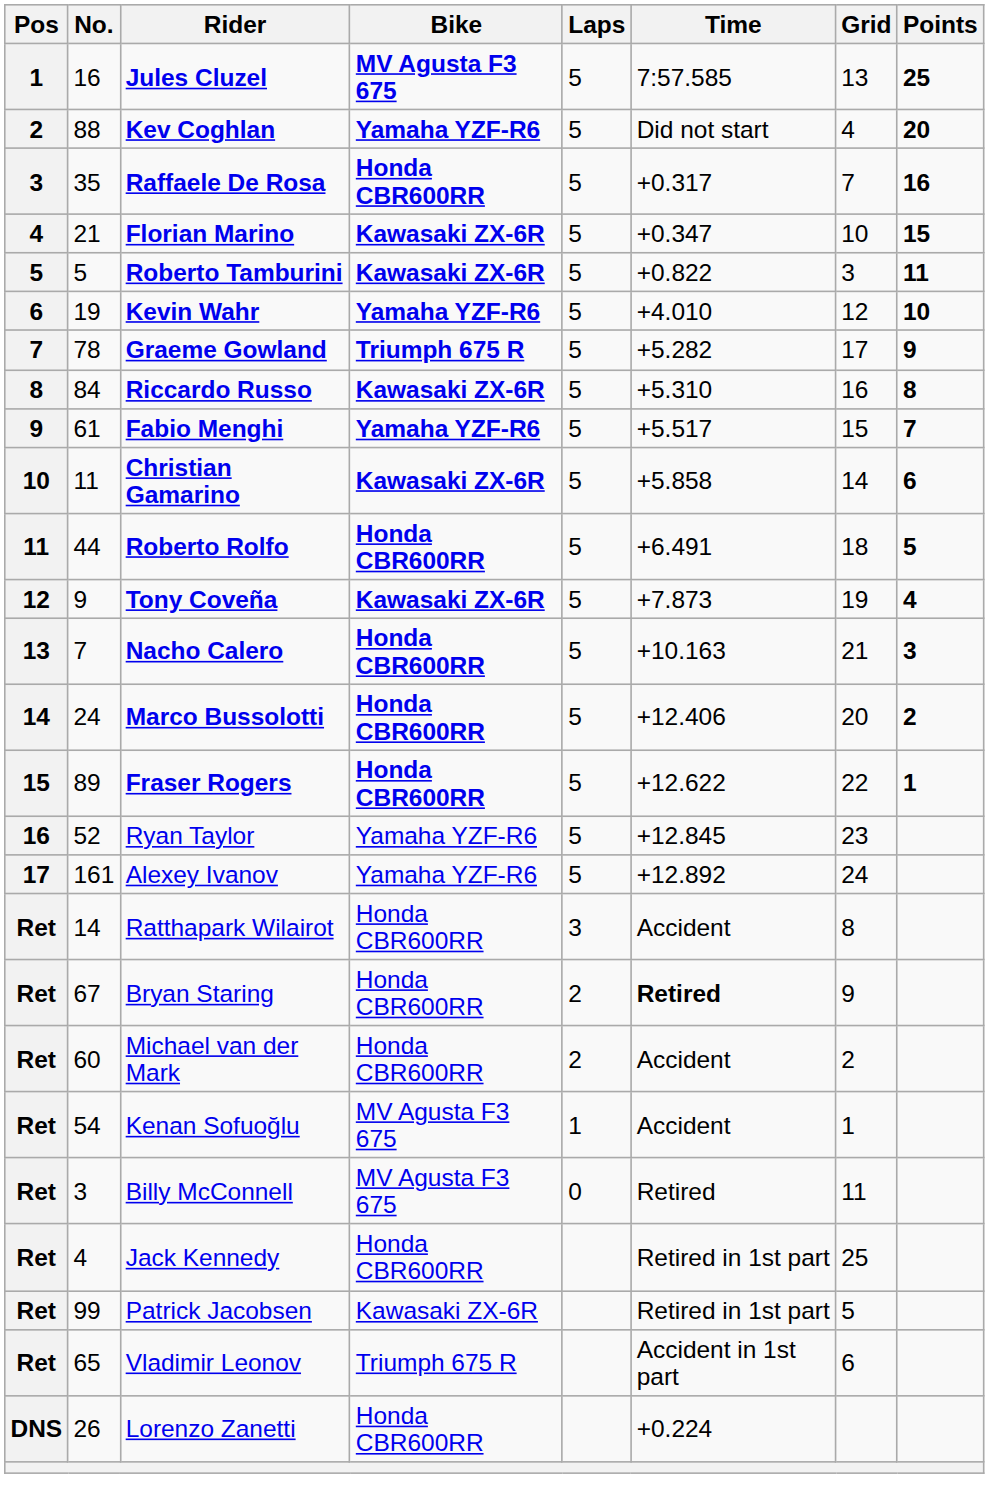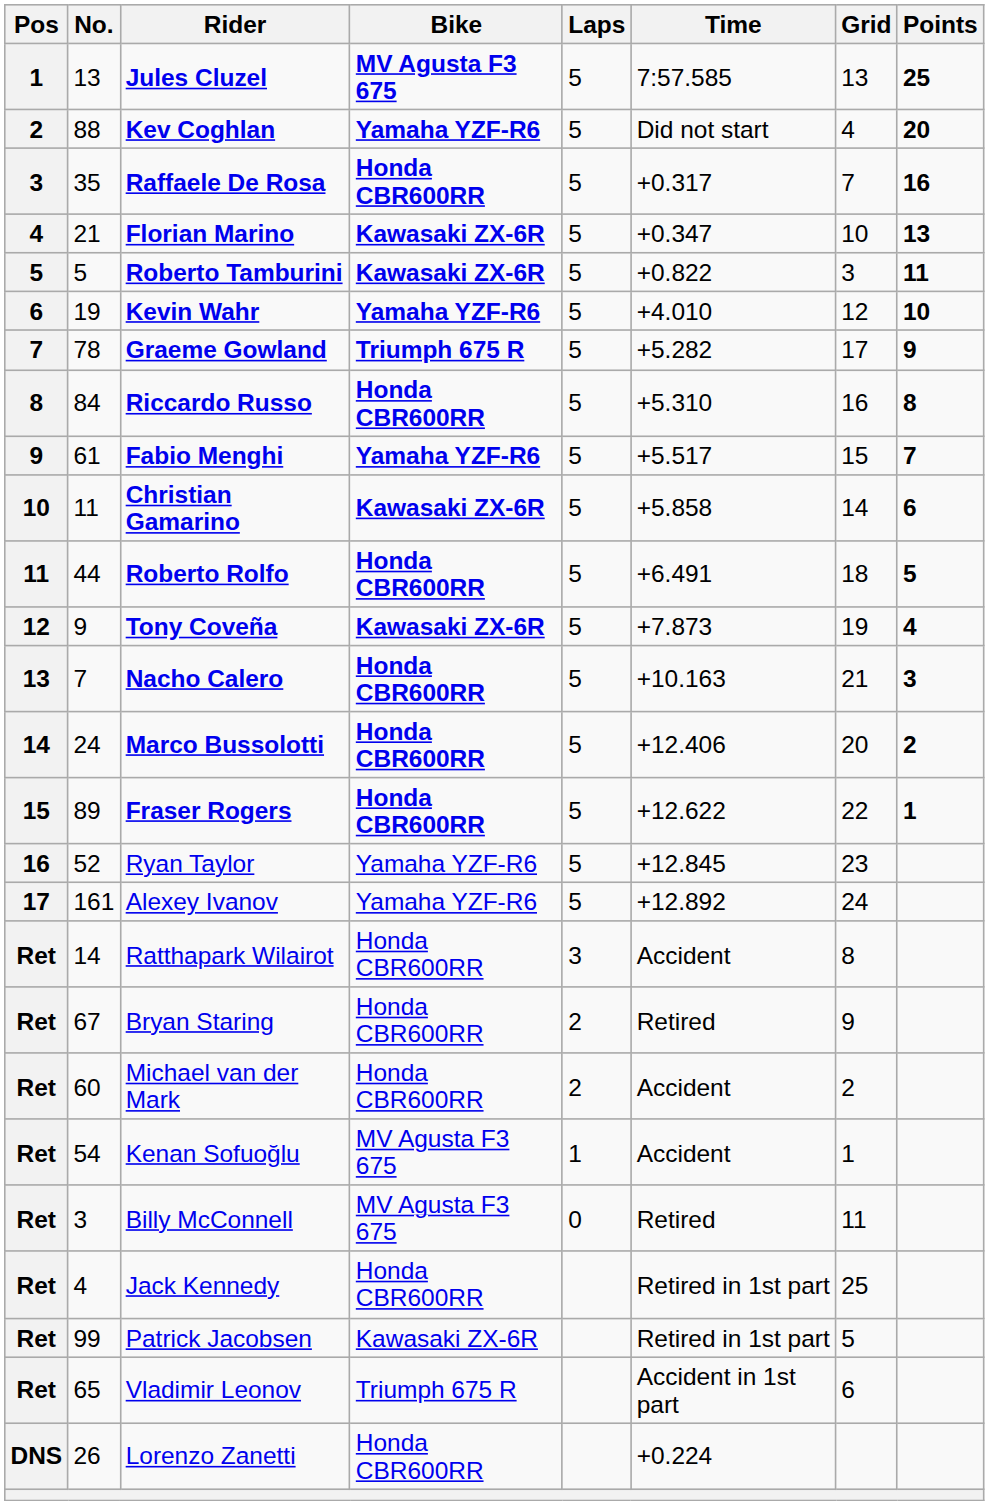(87, 77) 16 -> (87, 77) 13
(917, 234) 15 -> (917, 234) 13
(450, 389) Kawasaki ZX-6R -> (420, 403) Honda CBR600RR
(679, 993) bold -> (676, 1020) normal
